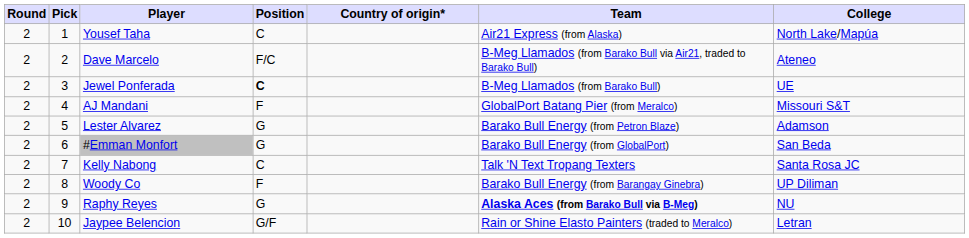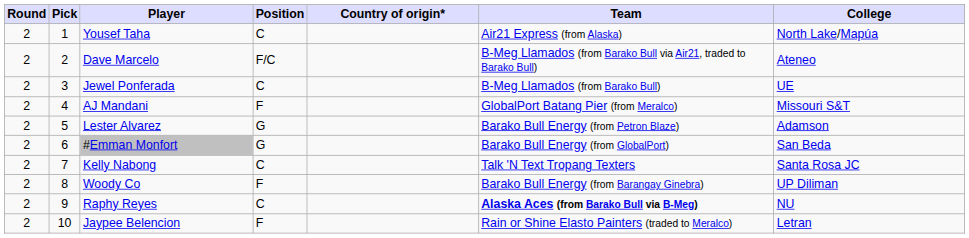(260, 86) bold -> (260, 86) normal
(260, 203) G -> (260, 203) C
(266, 223) G/F -> (259, 223) F
